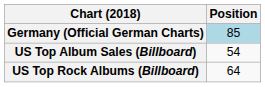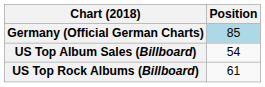(233, 71) 64 -> (233, 71) 61
